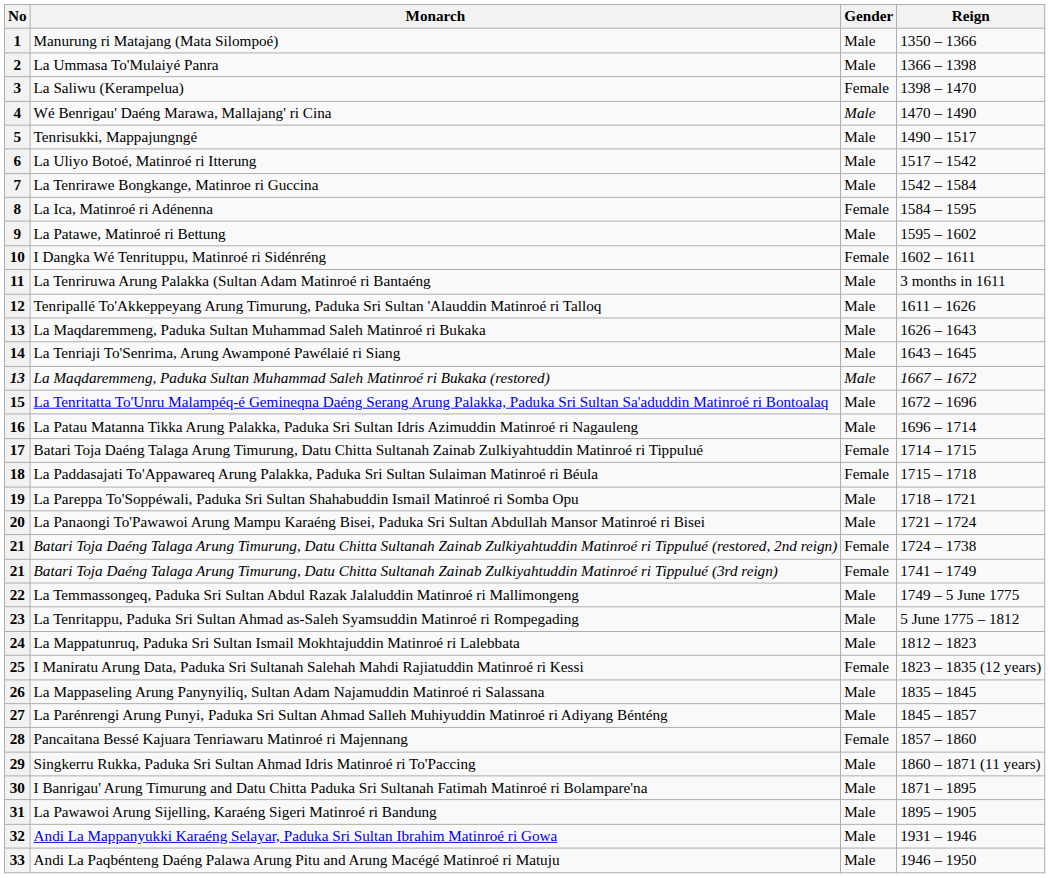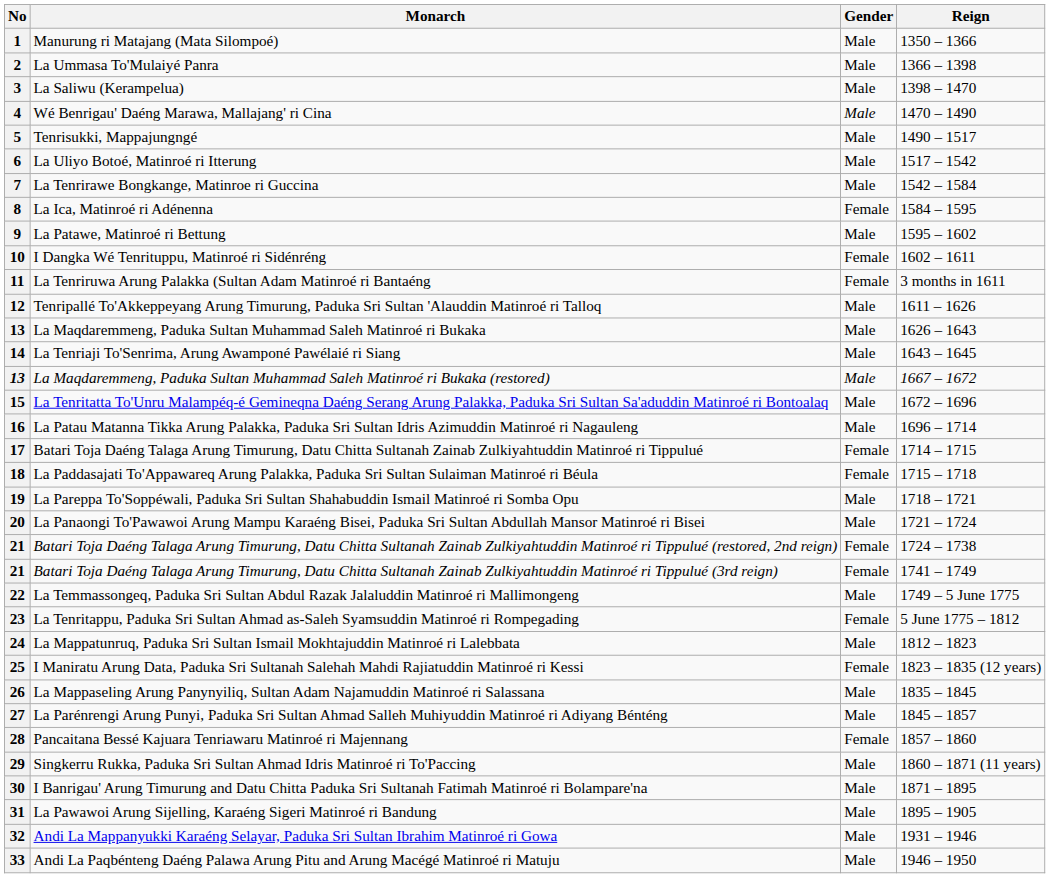(867, 88) Female -> (860, 88) Male
(860, 281) Male -> (867, 281) Female
(860, 619) Male -> (867, 619) Female
